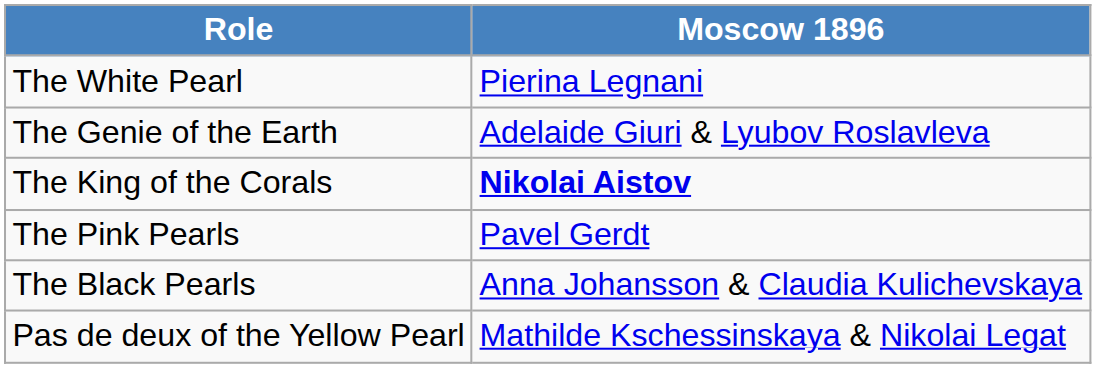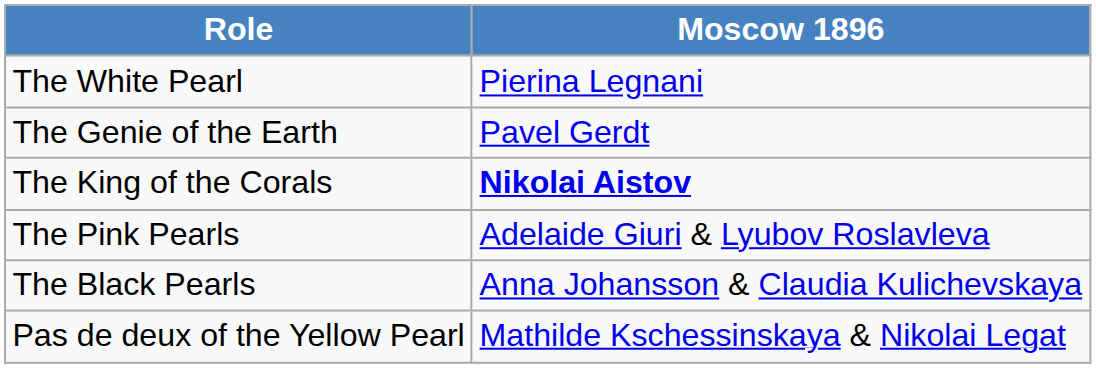(735, 132) Adelaide Giuri & Lyubov Roslavleva -> (564, 132) Pavel Gerdt
(564, 234) Pavel Gerdt -> (735, 234) Adelaide Giuri & Lyubov Roslavleva
